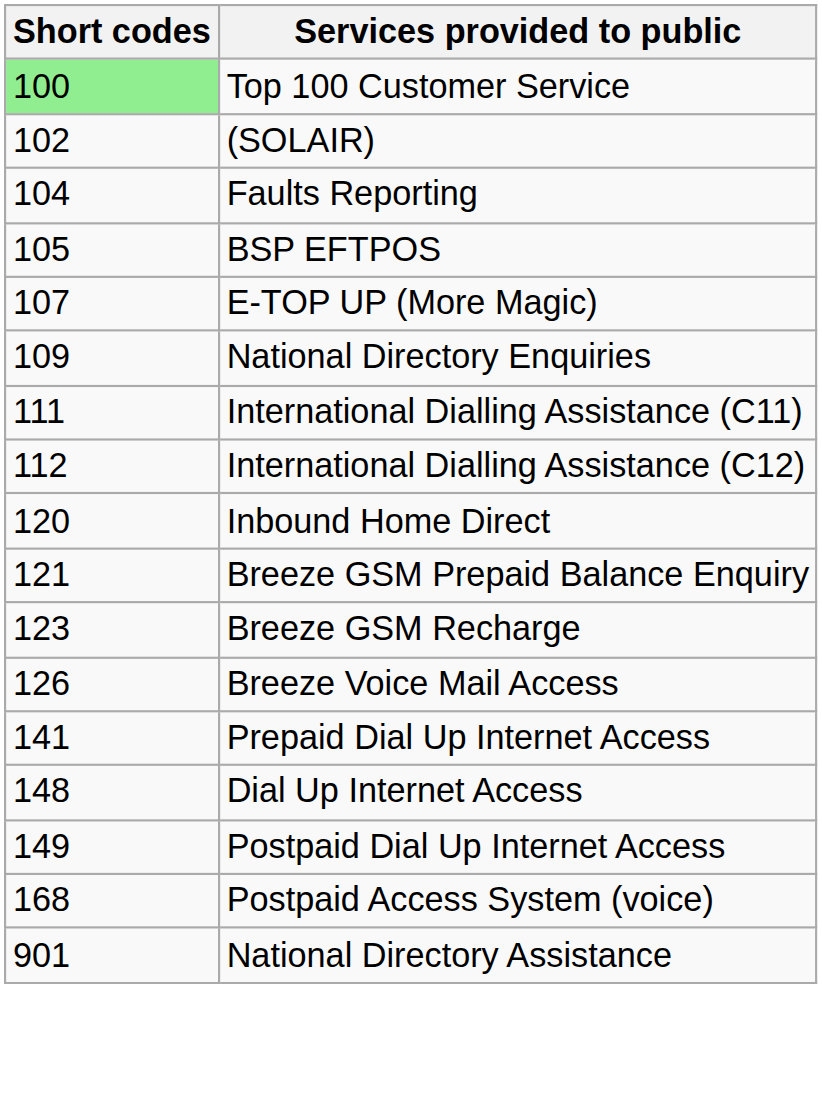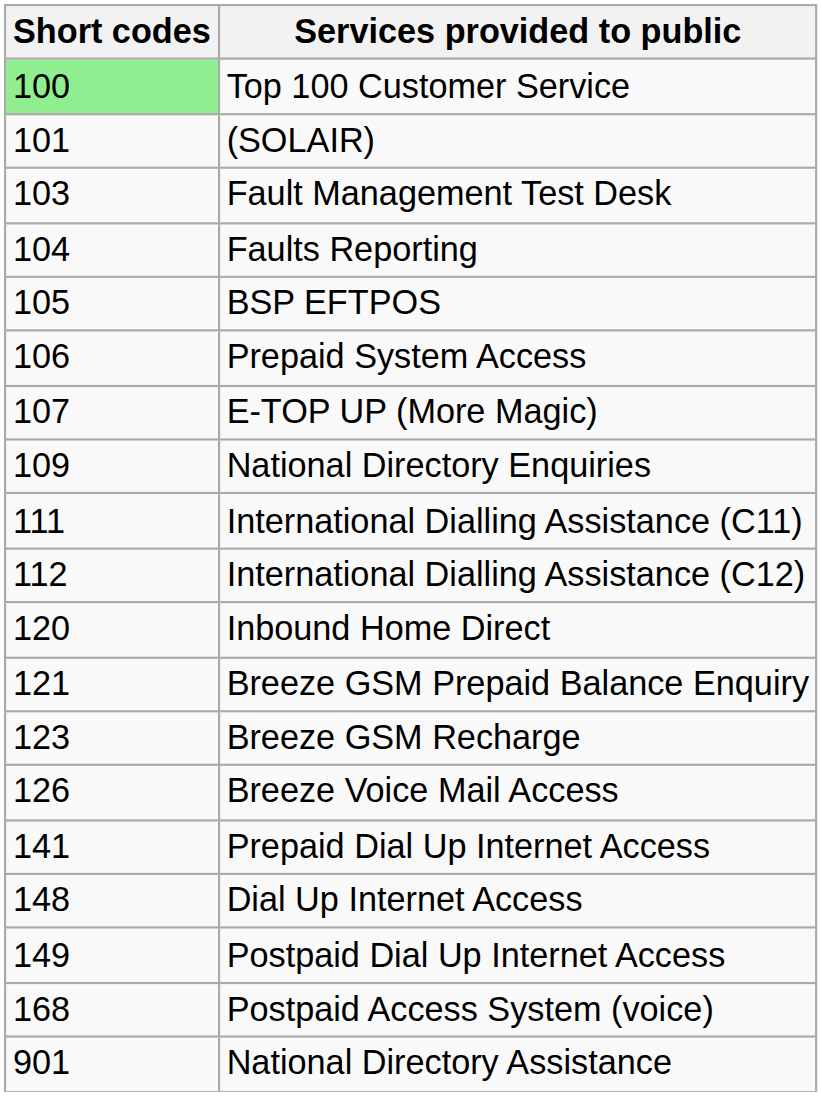(42, 140) 102 -> (42, 140) 101
+ row: (449, 194)
+ row: (406, 357)
